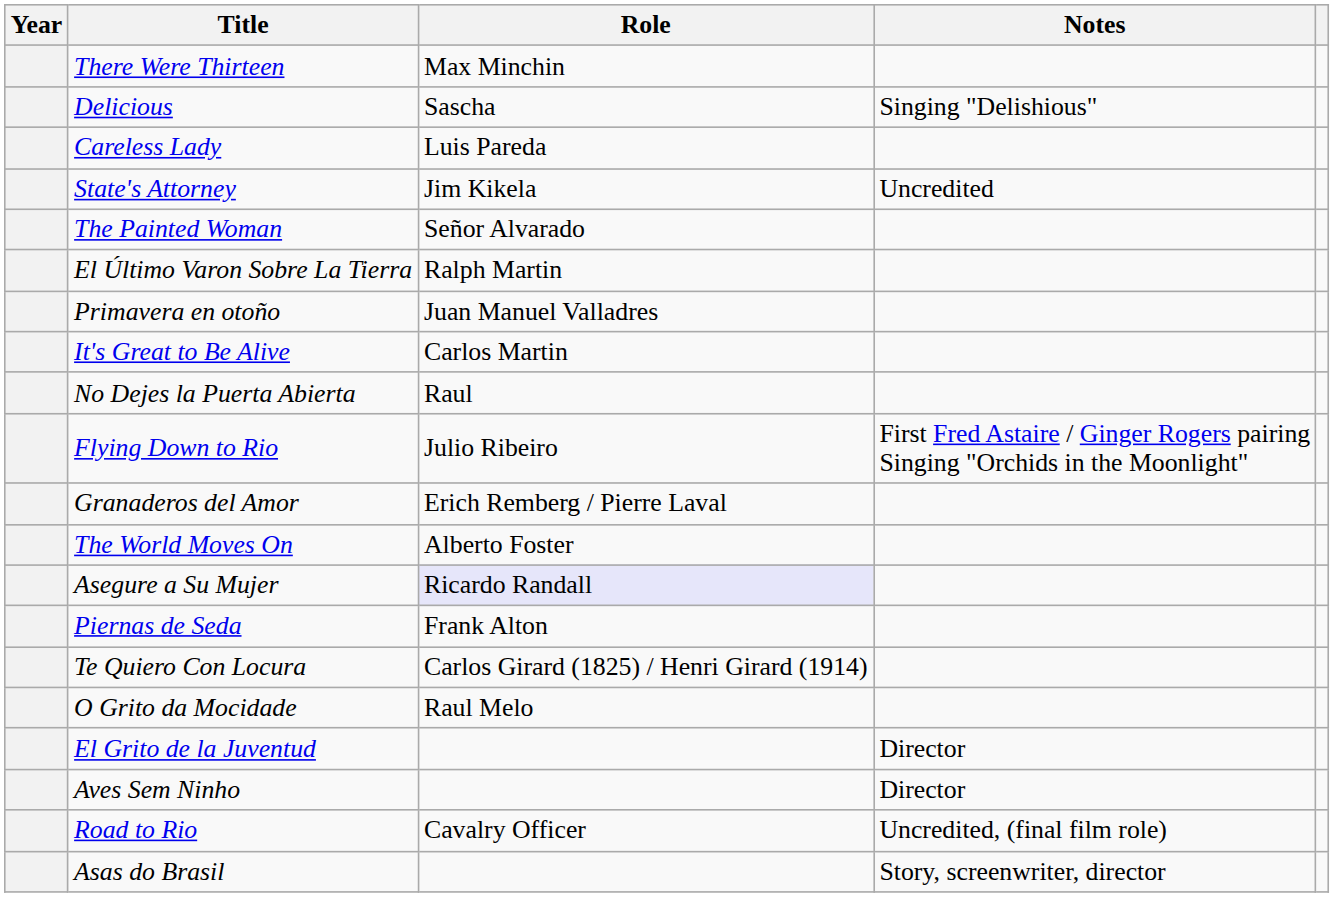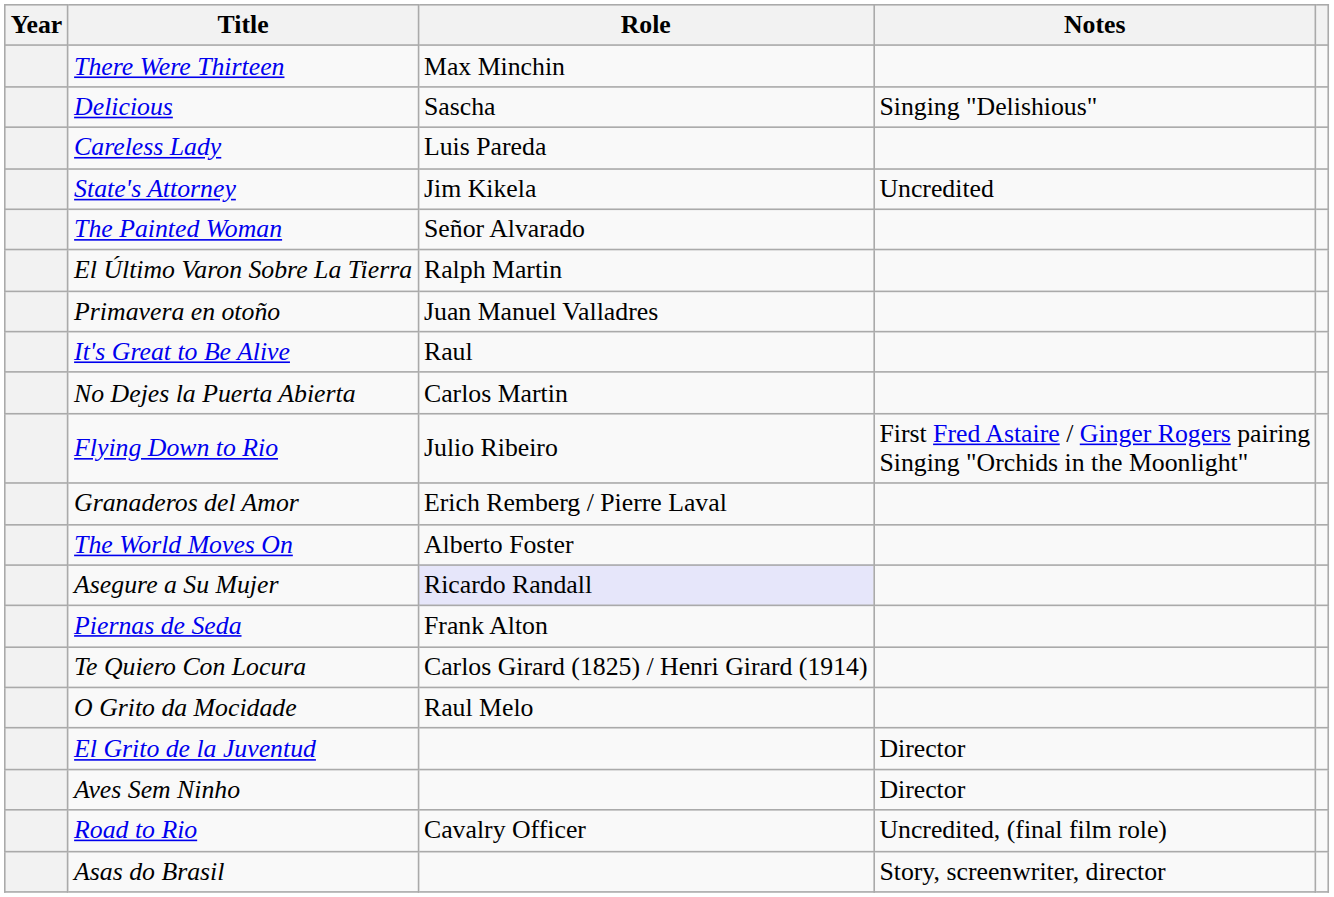(496, 351) Carlos Martin -> (448, 351) Raul
(448, 392) Raul -> (496, 392) Carlos Martin
